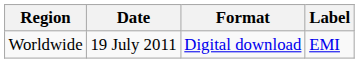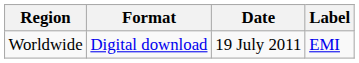columns swapped: (133, 17) <-> (243, 17)
